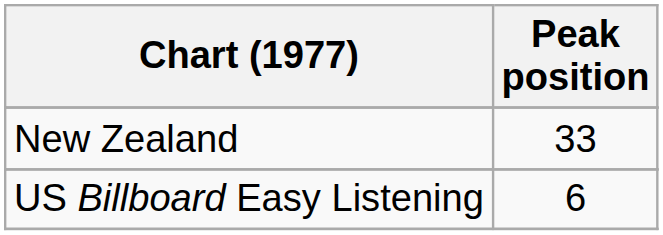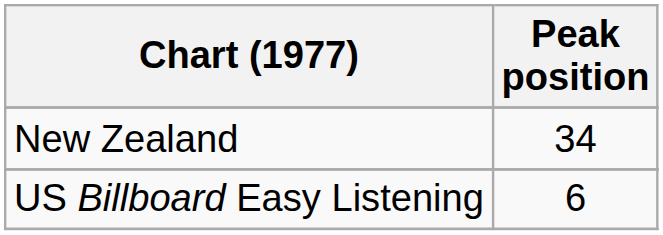(575, 137) 33 -> (575, 137) 34
